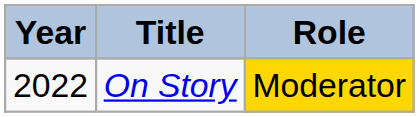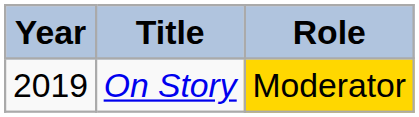(50, 85) 2022 -> (50, 85) 2019
